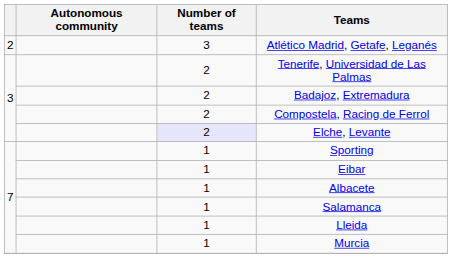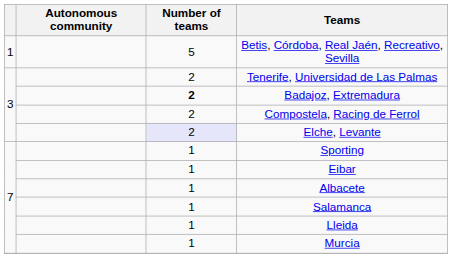+ row: (342, 51)
- row: (352, 45)
(206, 95) normal -> (191, 95) bold
